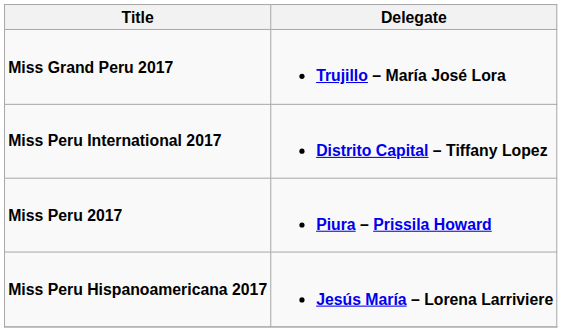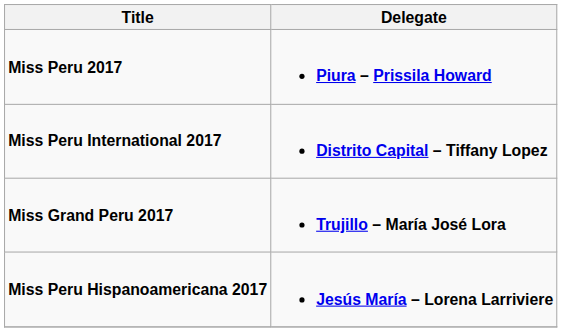rows swapped: (65, 215) <-> (91, 67)
